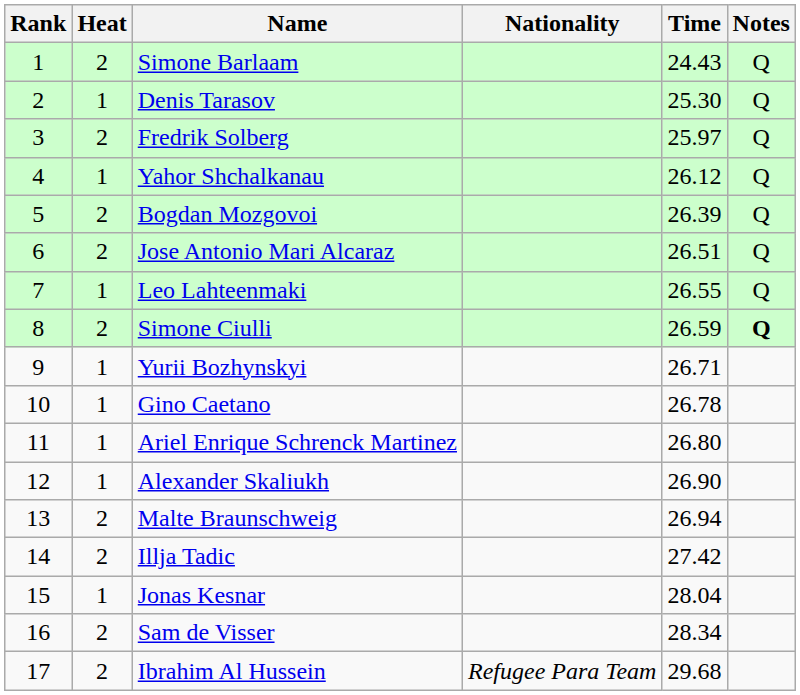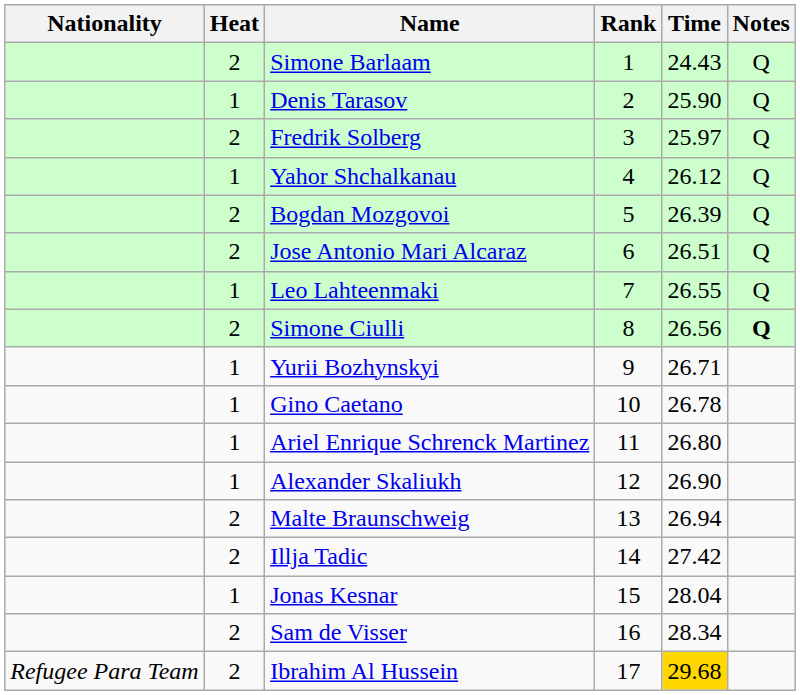columns swapped: (38, 23) <-> (562, 23)
(695, 99) 25.30 -> (695, 99) 25.90
(695, 328) 26.59 -> (695, 328) 26.56
(695, 670) no background -> (695, 670) gold background
